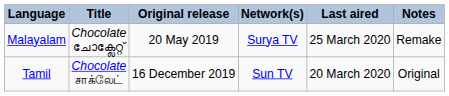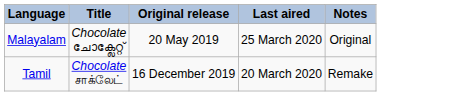- column: (272, 14)
(419, 40) Remake -> (350, 40) Original
(419, 73) Original -> (350, 73) Remake
